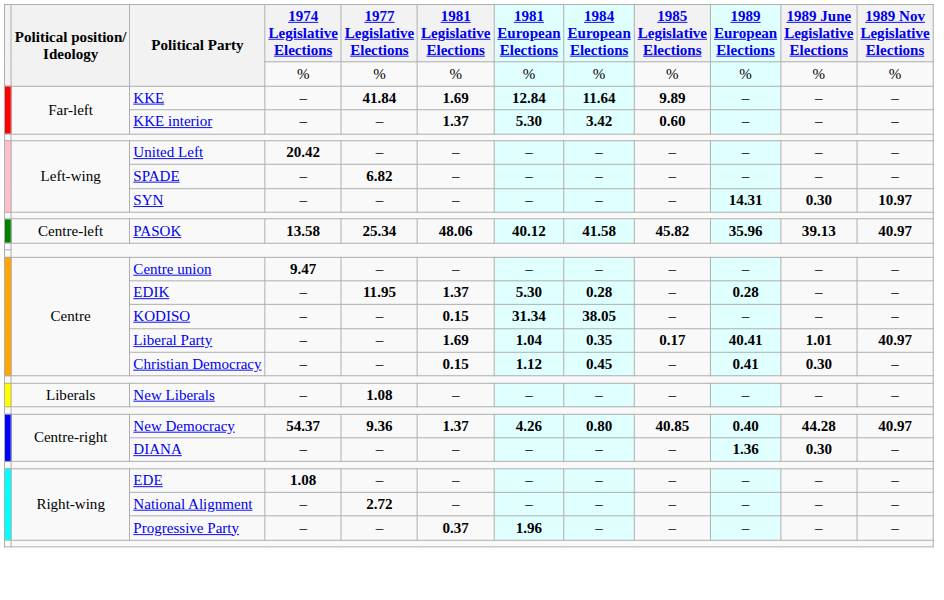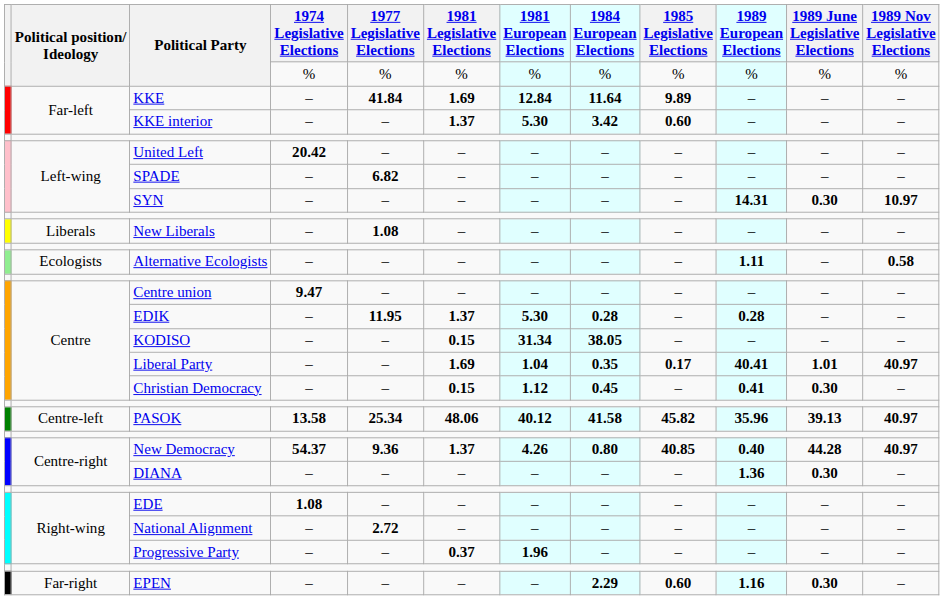rows swapped: (71, 231) <-> (71, 395)
+ row: (71, 261)
+ row: (71, 582)
